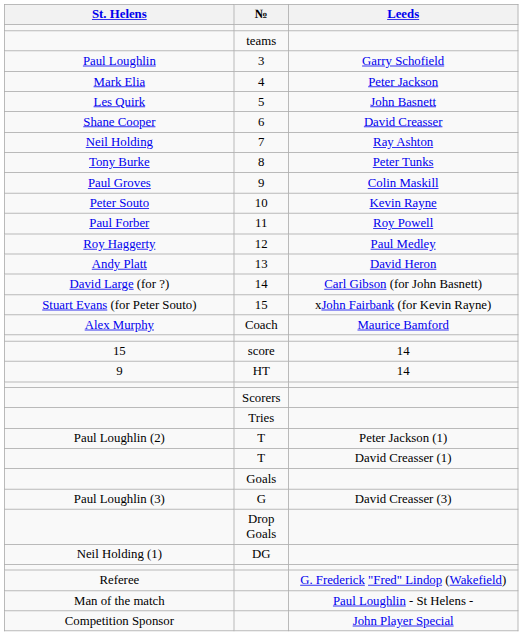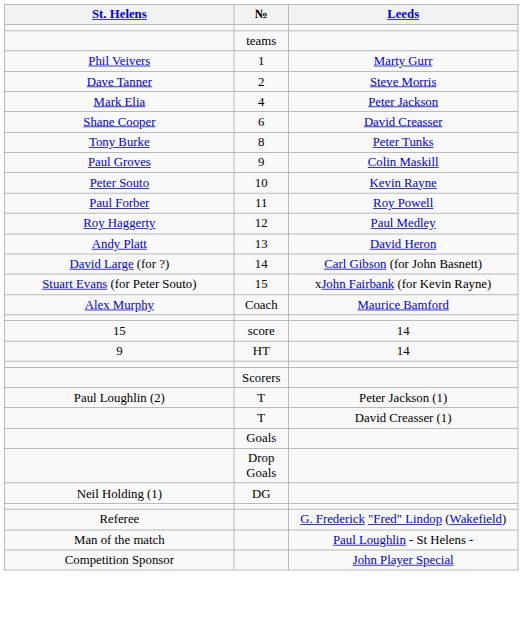+ row: (119, 61)
+ row: (119, 81)
- row: (119, 61)
- row: (119, 101)
- row: (119, 142)
- row: (119, 418)
- row: (119, 499)
